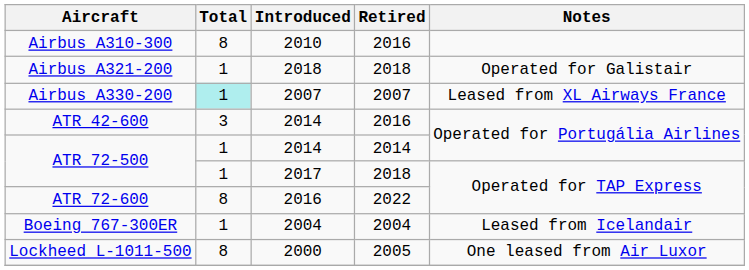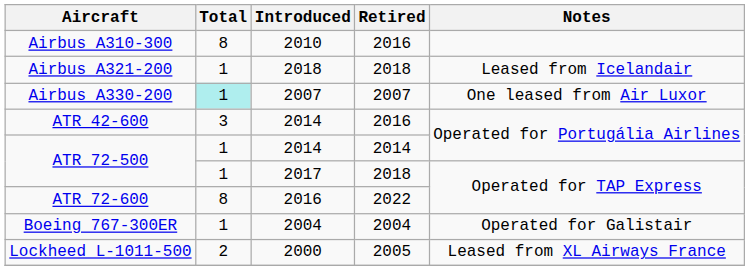(587, 70) Operated for Galistair -> (587, 70) Leased from Icelandair
(587, 96) Leased from XL Airways France -> (587, 96) One leased from Air Luxor
(587, 226) Leased from Icelandair -> (587, 226) Operated for Galistair
(223, 252) 8 -> (223, 252) 2
(587, 252) One leased from Air Luxor -> (587, 252) Leased from XL Airways France
